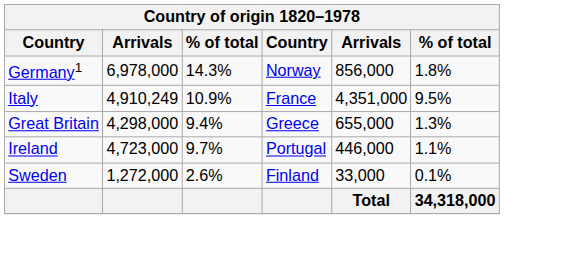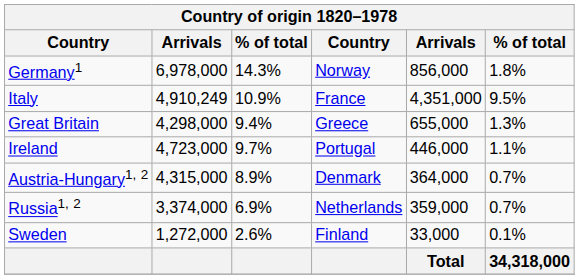+ row: (78, 177)
+ row: (45, 207)
